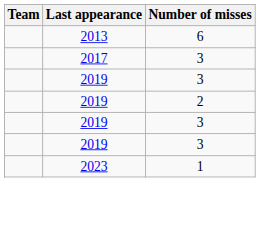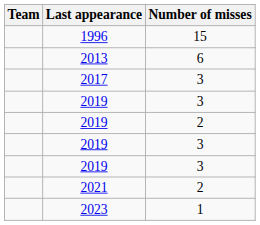+ row: (94, 36)
+ row: (94, 187)
